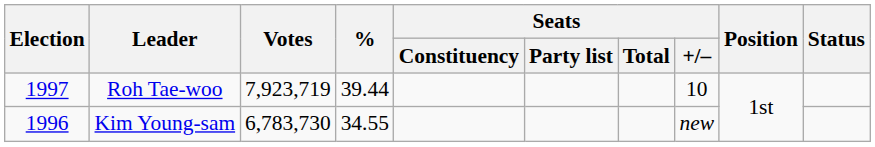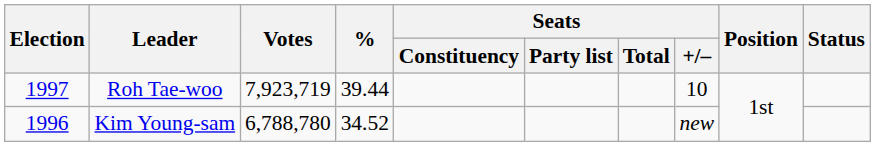(288, 123) 6,783,730 -> (288, 123) 6,788,780
(365, 123) 34.55 -> (365, 123) 34.52
